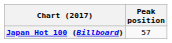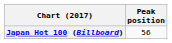(146, 32) 57 -> (146, 32) 56
